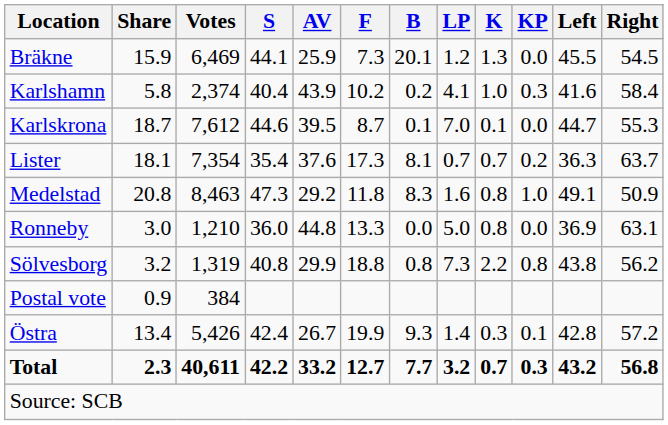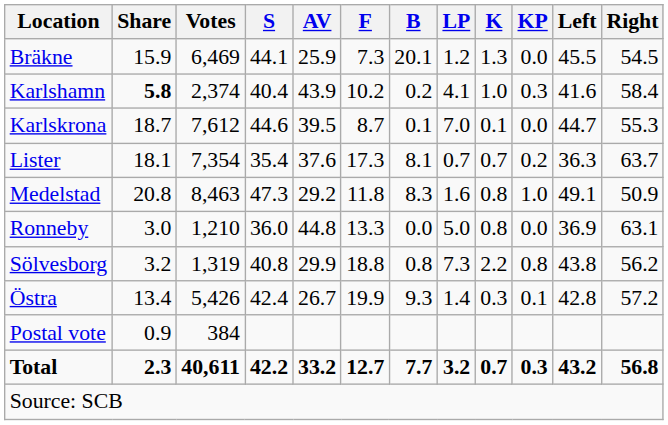(158, 90) normal -> (158, 90) bold
rows swapped: (33, 332) <-> (58, 297)
